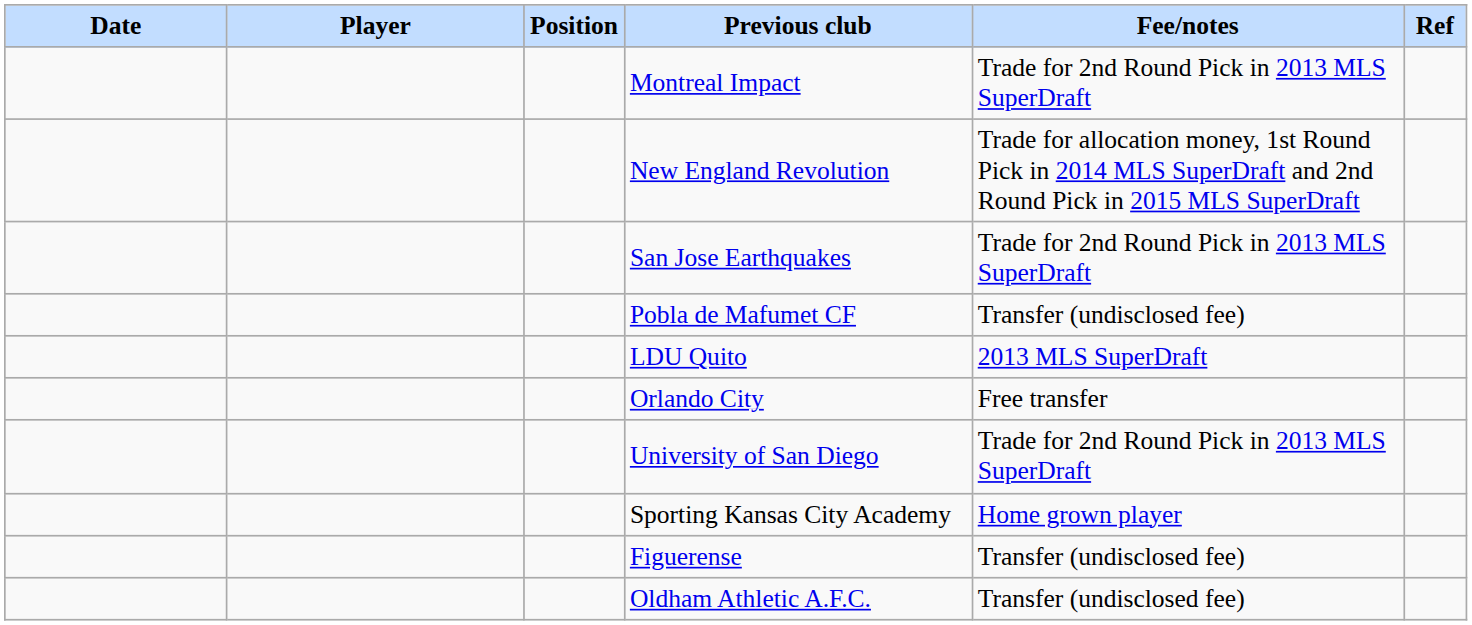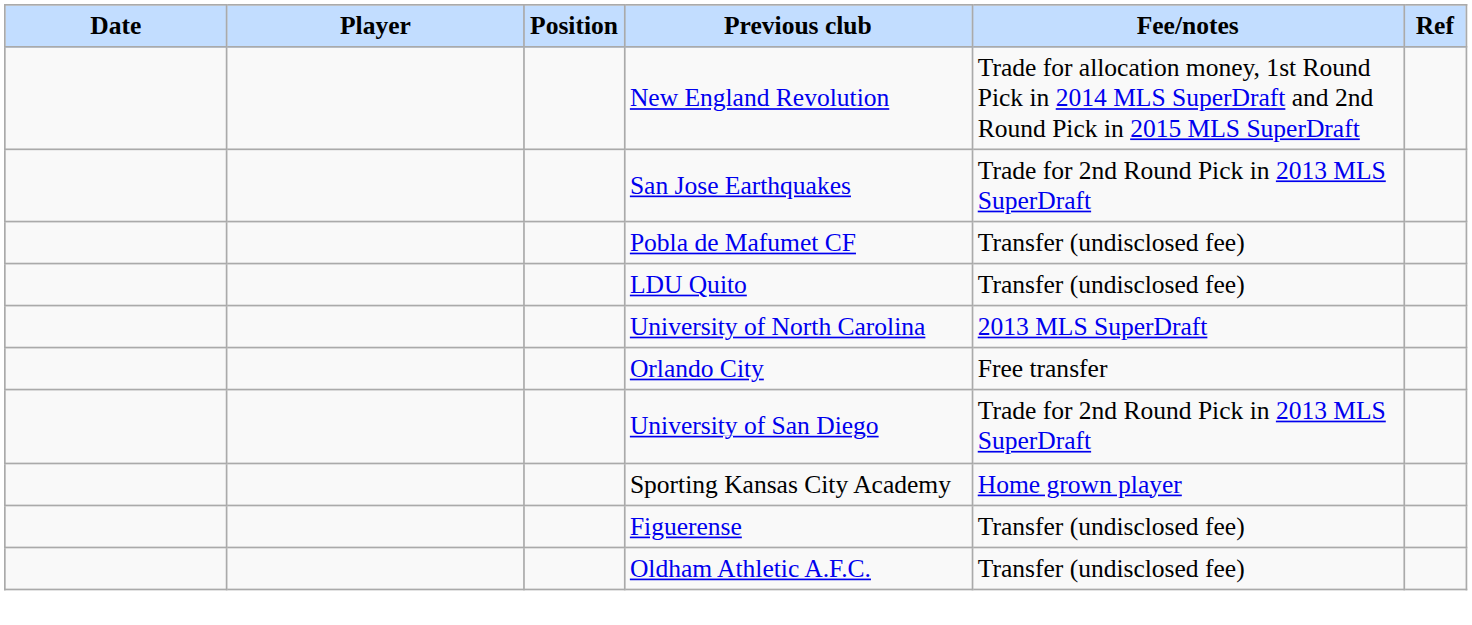- row: (715, 82)
(1093, 357) 2013 MLS SuperDraft -> (1111, 284) Transfer (undisclosed fee)
+ row: (778, 326)
